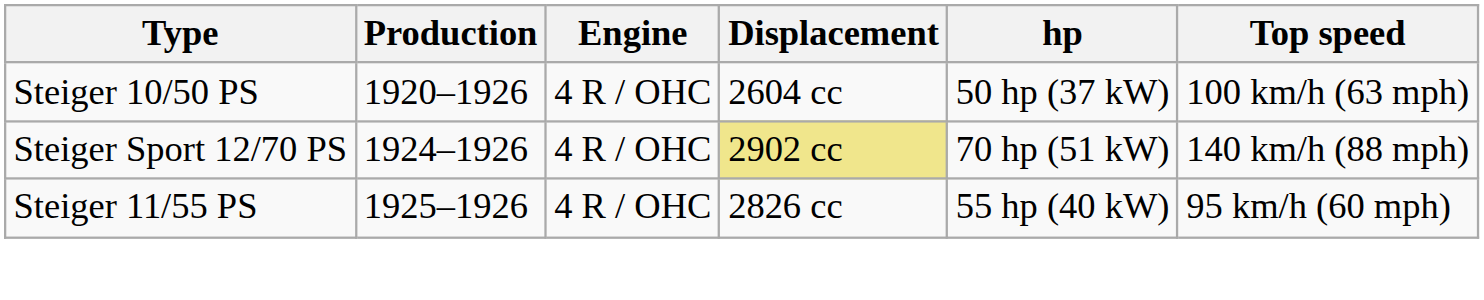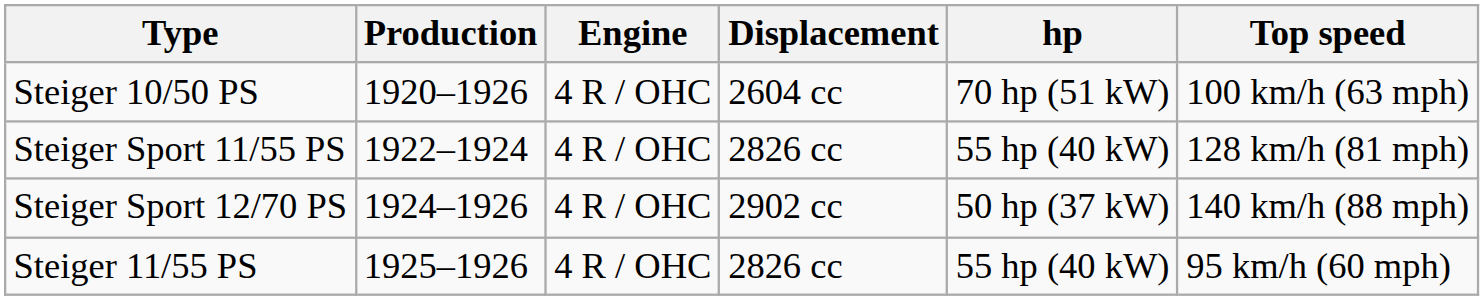(1063, 91) 50 hp (37 kW) -> (1063, 91) 70 hp (51 kW)
+ row: (180, 149)
(785, 149) khaki background -> (785, 206) no background
(1063, 149) 70 hp (51 kW) -> (1063, 206) 50 hp (37 kW)
